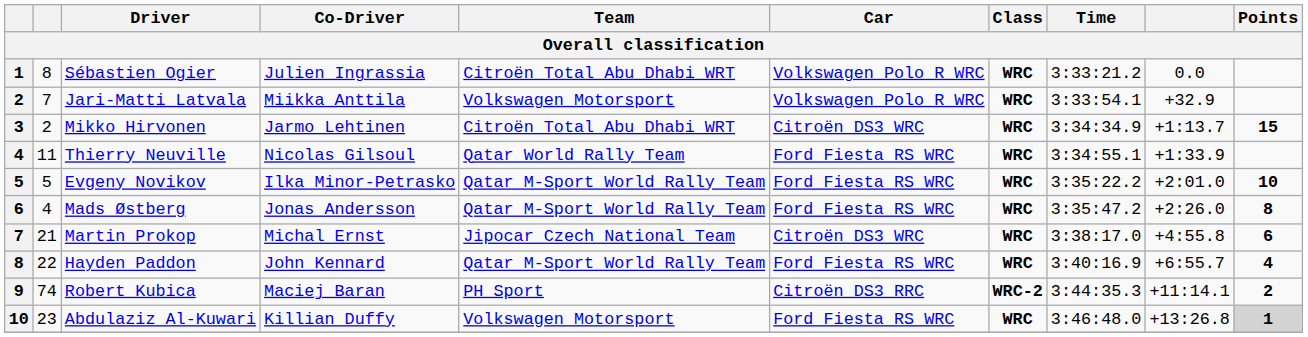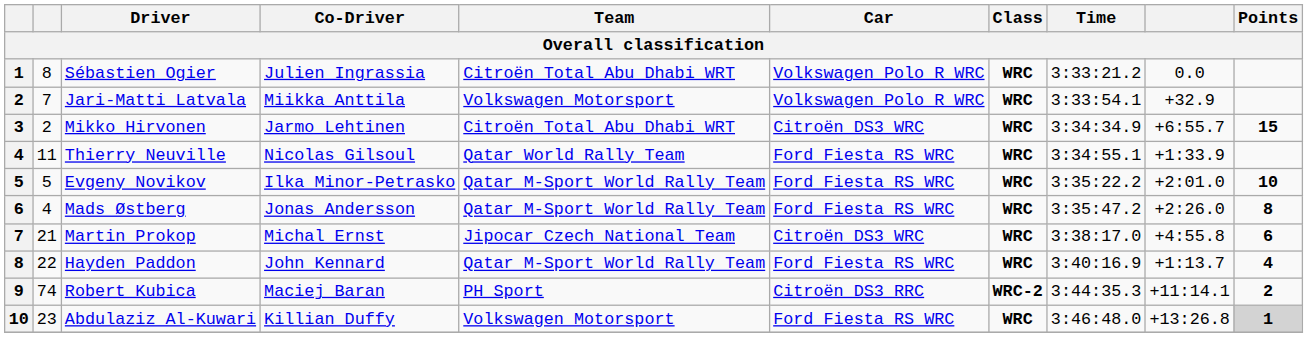(1190, 128) +1:13.7 -> (1190, 128) +6:55.7
(1190, 264) +6:55.7 -> (1190, 264) +1:13.7
